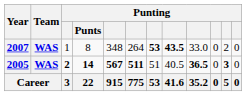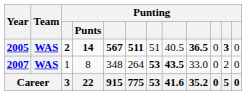rows swapped: (18, 64) <-> (18, 47)
